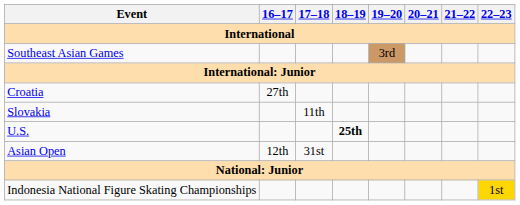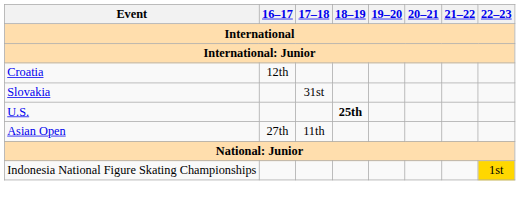- row: (65, 53)
(277, 92) 27th -> (277, 72) 12th
(314, 111) 11th -> (314, 92) 31st
(277, 151) 12th -> (277, 131) 27th
(314, 151) 31st -> (314, 131) 11th
